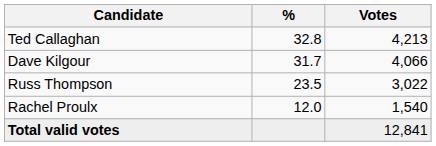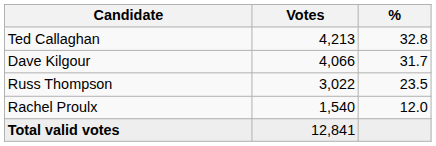columns swapped: (378, 15) <-> (289, 15)
